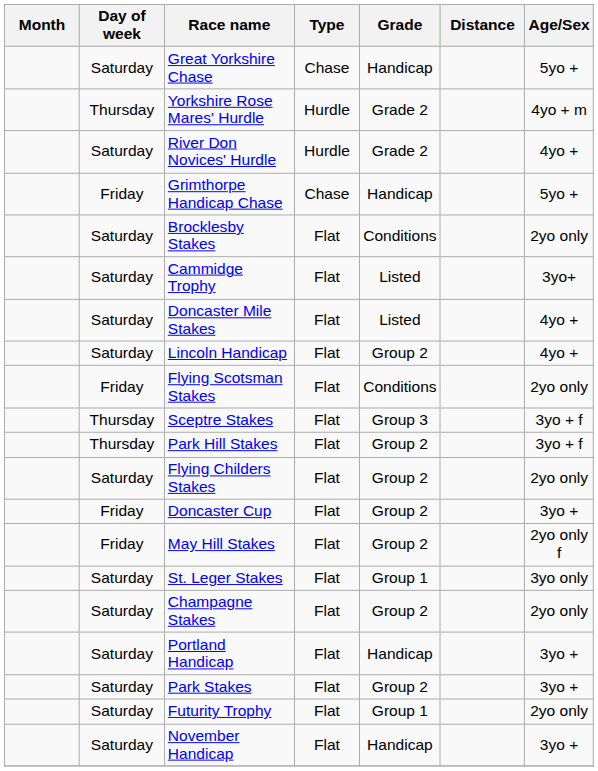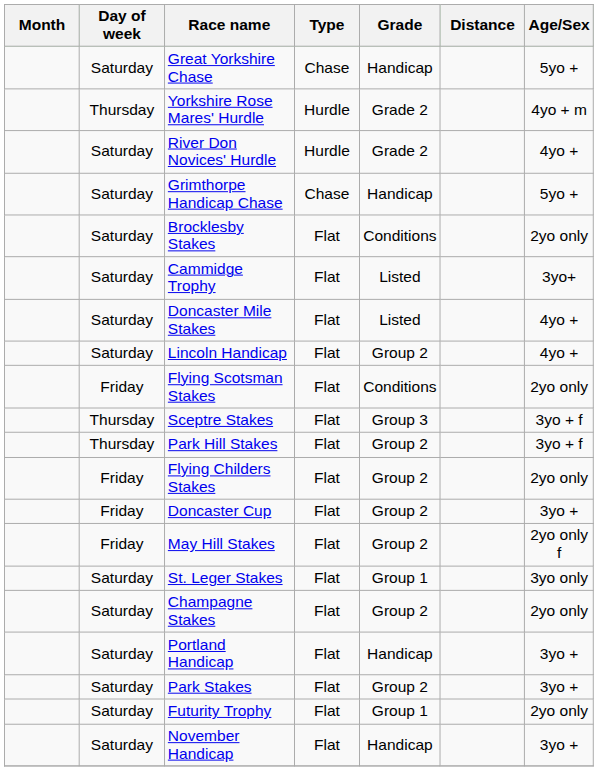(122, 193) Friday -> (122, 193) Saturday
(122, 478) Saturday -> (122, 478) Friday
